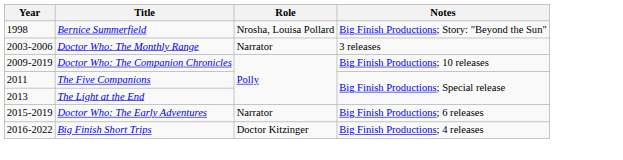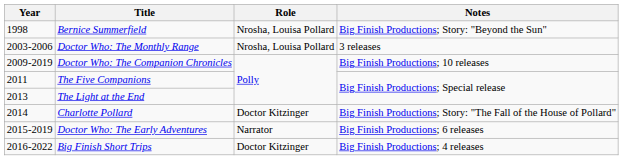(255, 46) Narrator -> (286, 46) Nrosha, Louisa Pollard
+ row: (95, 113)
